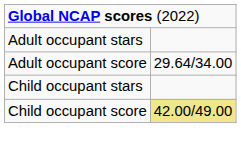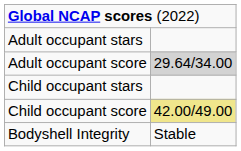(193, 63) no background -> (193, 63) lightgrey background
+ row: (69, 134)
